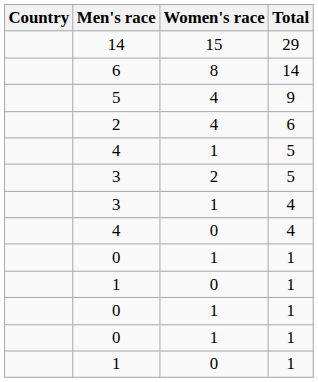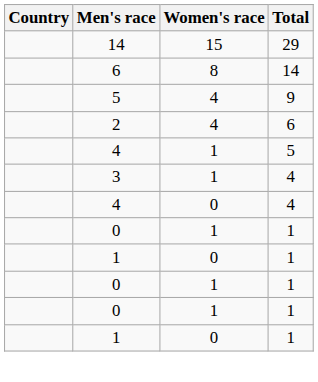- row: (116, 177)
